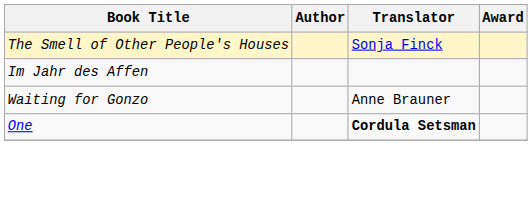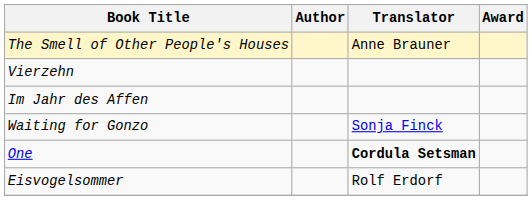(397, 45) Sonja Finck -> (401, 45) Anne Brauner
+ row: (41, 72)
(401, 100) Anne Brauner -> (397, 127) Sonja Finck
+ row: (66, 181)
